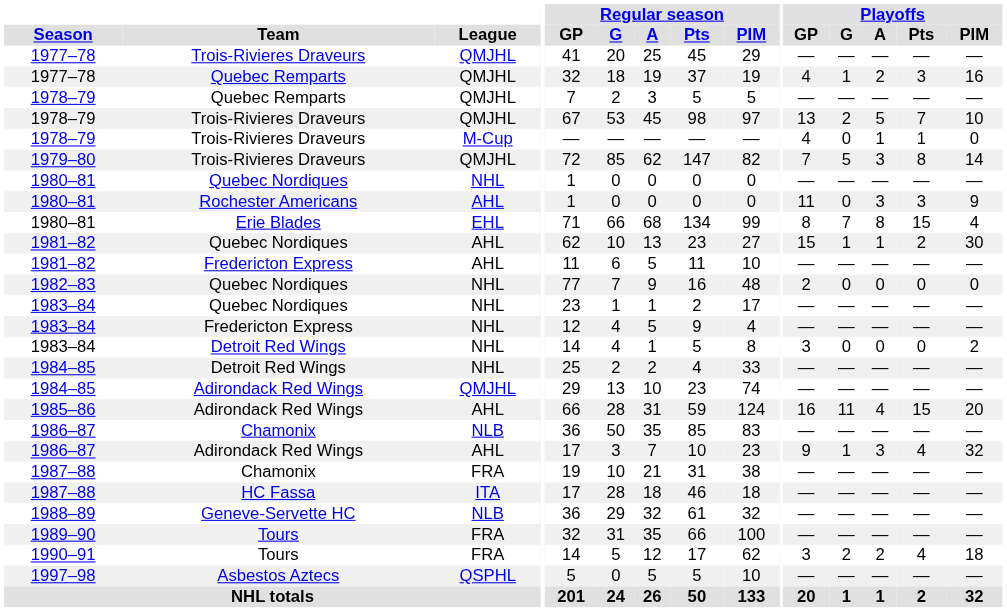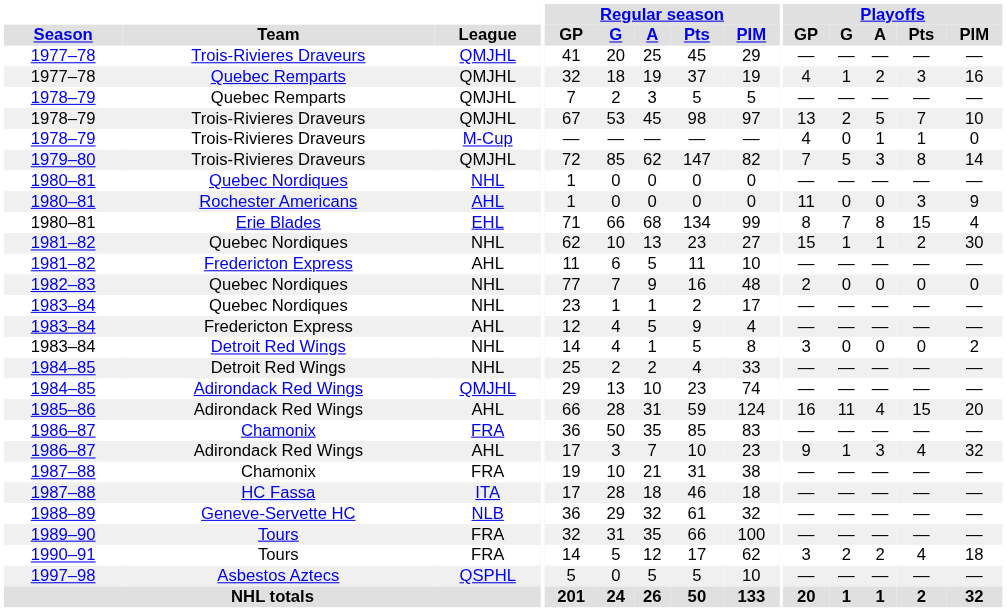(880, 201) 3 -> (880, 201) 0
(488, 243) AHL -> (488, 243) NHL
(488, 326) NHL -> (488, 326) AHL
(488, 430) NLB -> (488, 430) FRA
